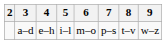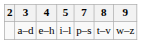- column: (86, 13)
